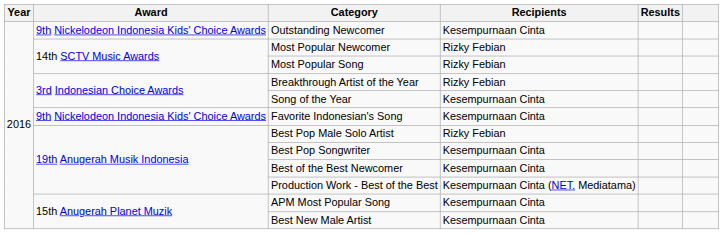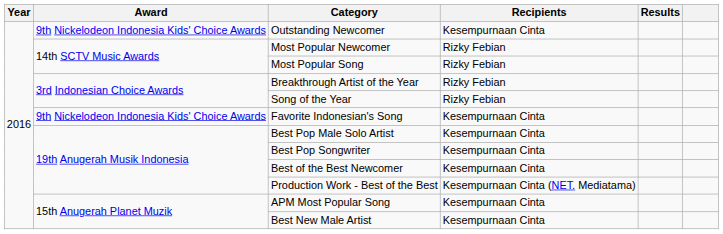(494, 99) Kesempurnaan Cinta -> (474, 99) Rizky Febian
(474, 133) Rizky Febian -> (494, 133) Kesempurnaan Cinta
